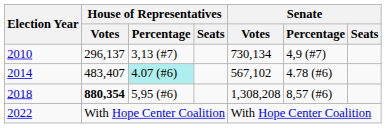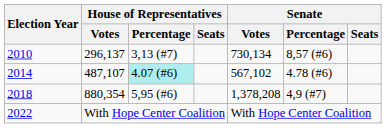(306, 53) 4,9 (#7) -> (309, 53) 8,57 (#6)
(105, 73) 483,407 -> (105, 73) 487,107
(105, 93) bold -> (105, 93) normal
(256, 93) 1,308,208 -> (256, 93) 1,378,208
(309, 93) 8,57 (#6) -> (306, 93) 4,9 (#7)
